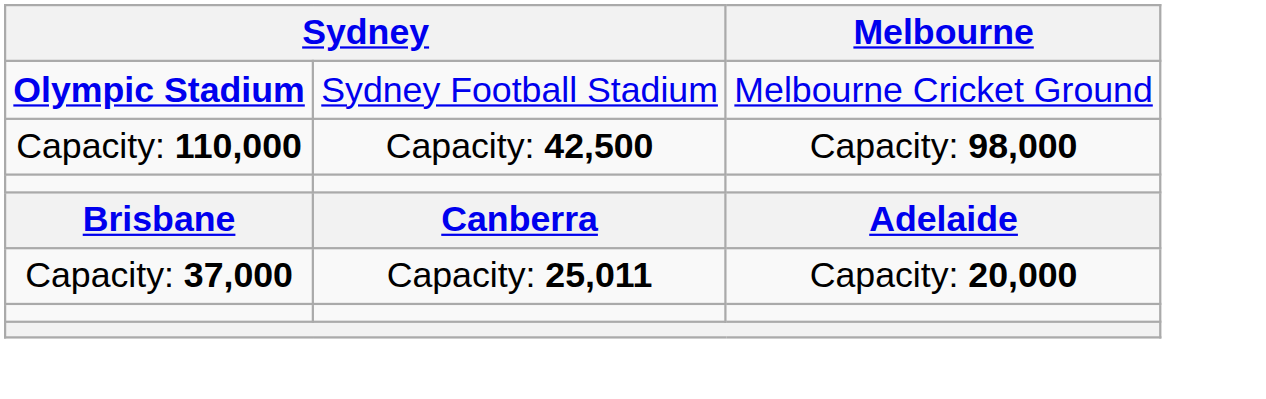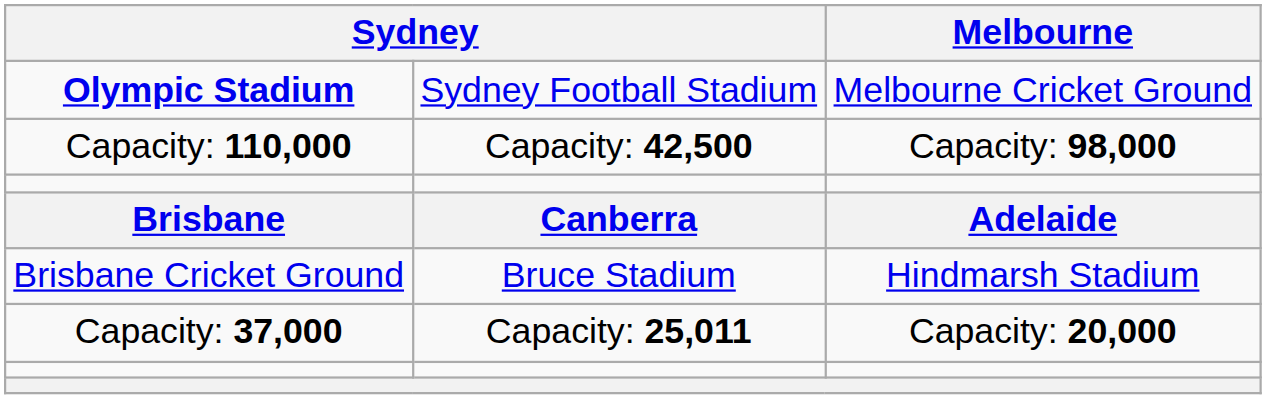+ row: (209, 275)
